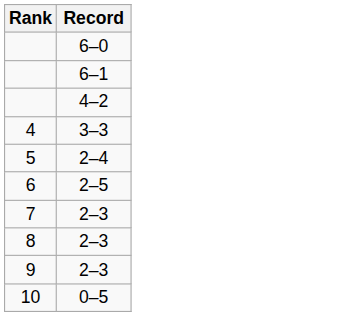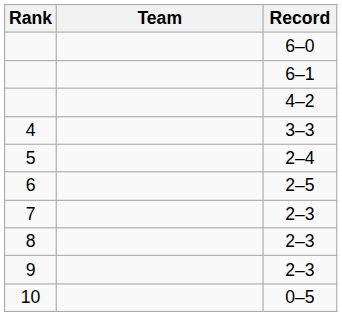+ column: (160, 18)
